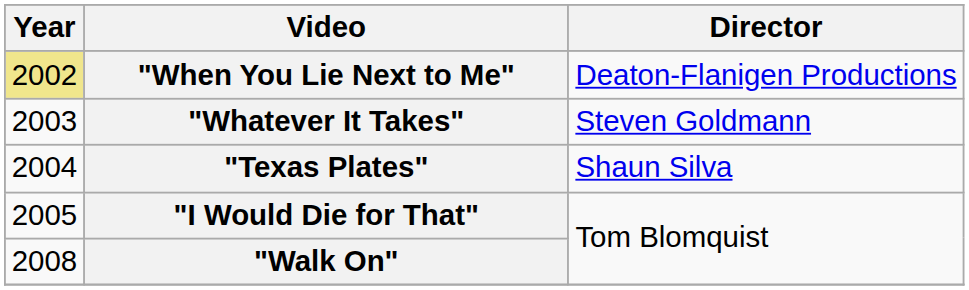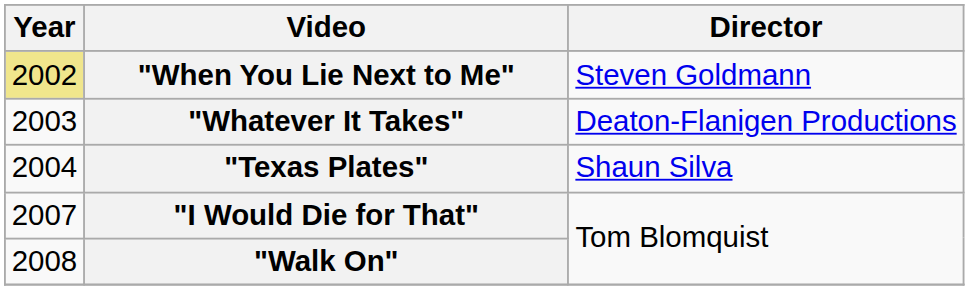(766, 74) Deaton-Flanigen Productions -> (693, 74) Steven Goldmann
(693, 121) Steven Goldmann -> (766, 121) Deaton-Flanigen Productions
(44, 214) 2005 -> (44, 214) 2007
